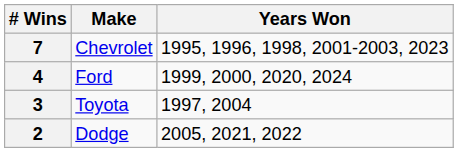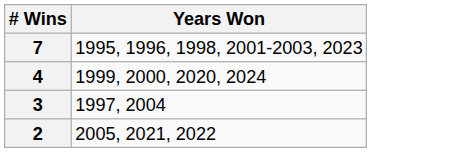- column: (114, 19)
